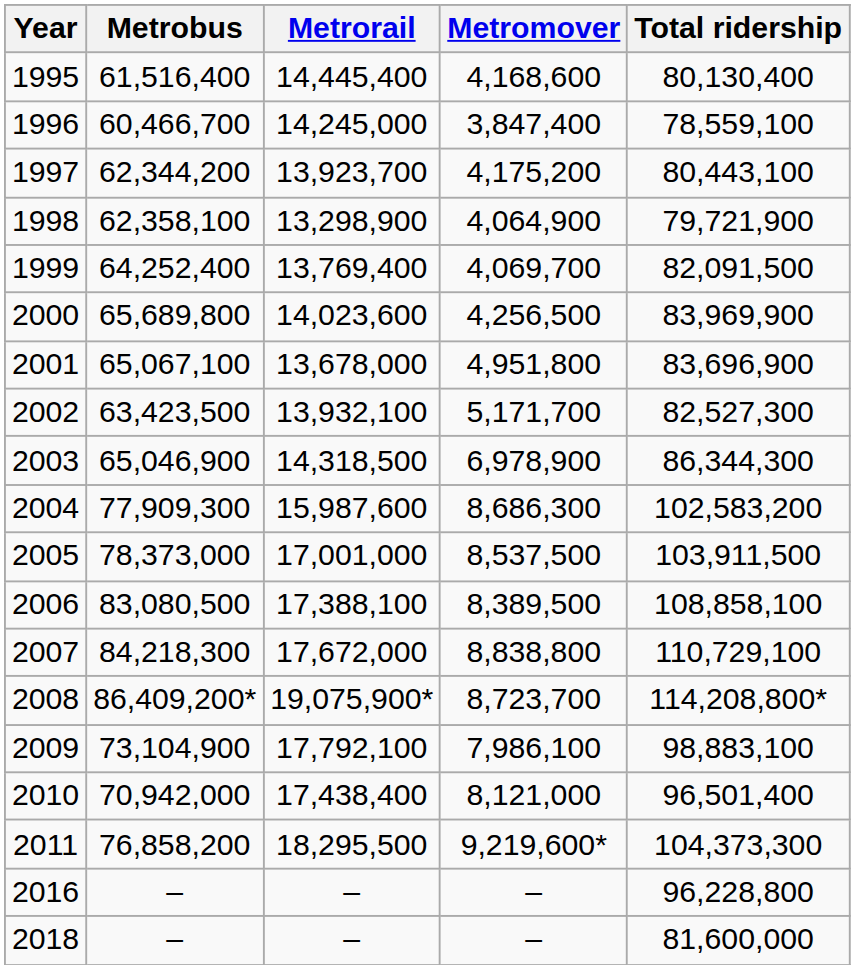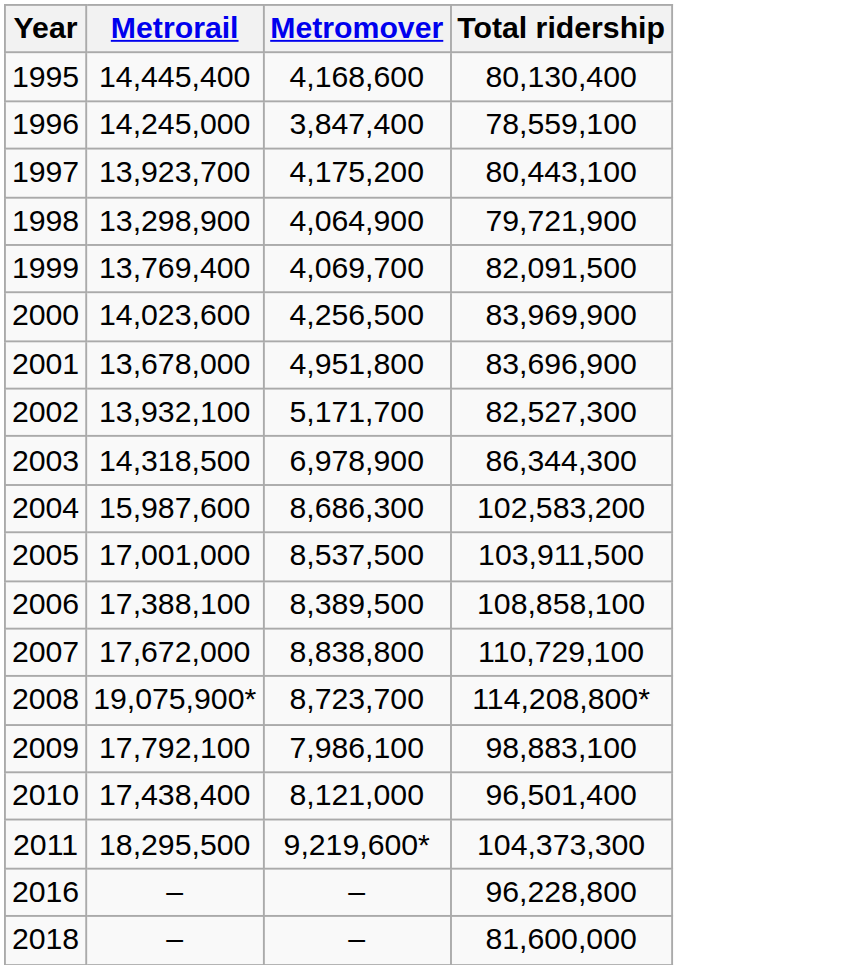- column: (175, 28)
